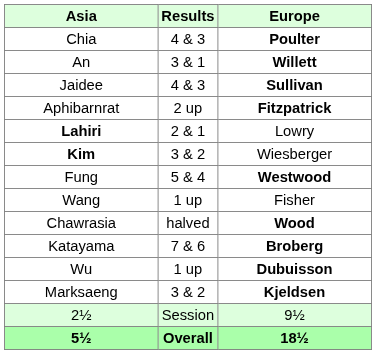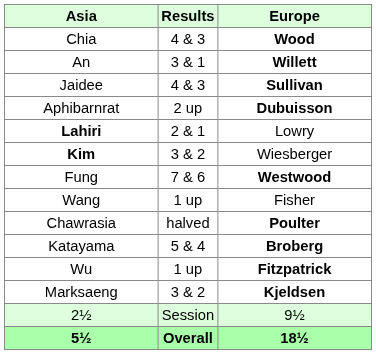(295, 38) Poulter -> (295, 38) Wood
(295, 108) Fitzpatrick -> (295, 108) Dubuisson
(188, 177) 5 & 4 -> (188, 177) 7 & 6
(295, 223) Wood -> (295, 223) Poulter
(188, 246) 7 & 6 -> (188, 246) 5 & 4
(295, 268) Dubuisson -> (295, 268) Fitzpatrick
